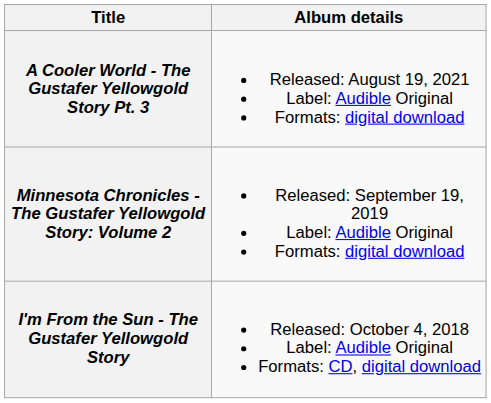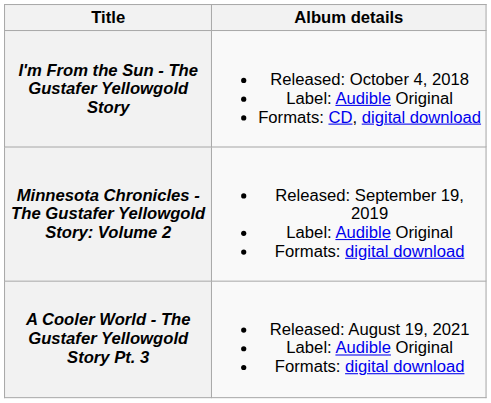rows swapped: (108, 339) <-> (108, 88)
